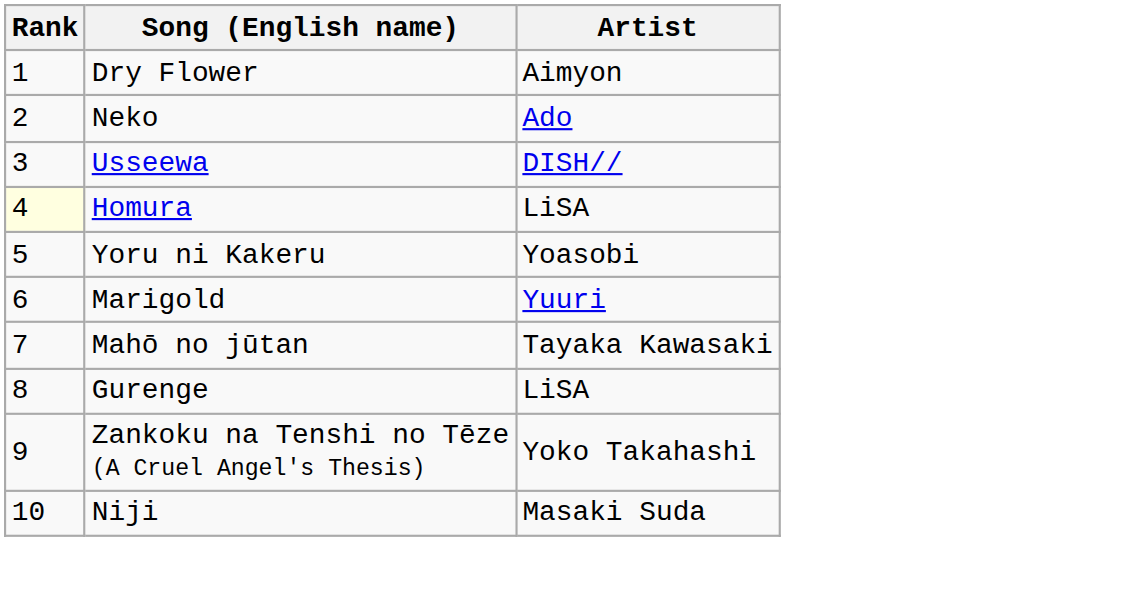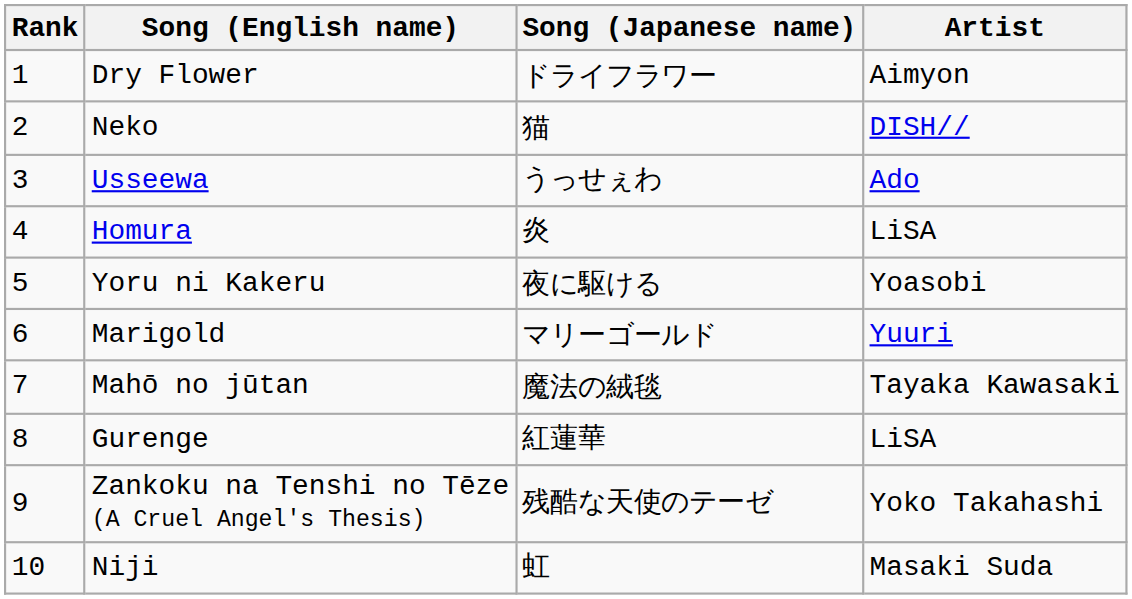+ column: (689, 28)
(547, 118) Ado -> (920, 128) DISH//
(572, 164) DISH// -> (895, 180) Ado
(20, 209) lightyellow background -> (20, 232) no background
